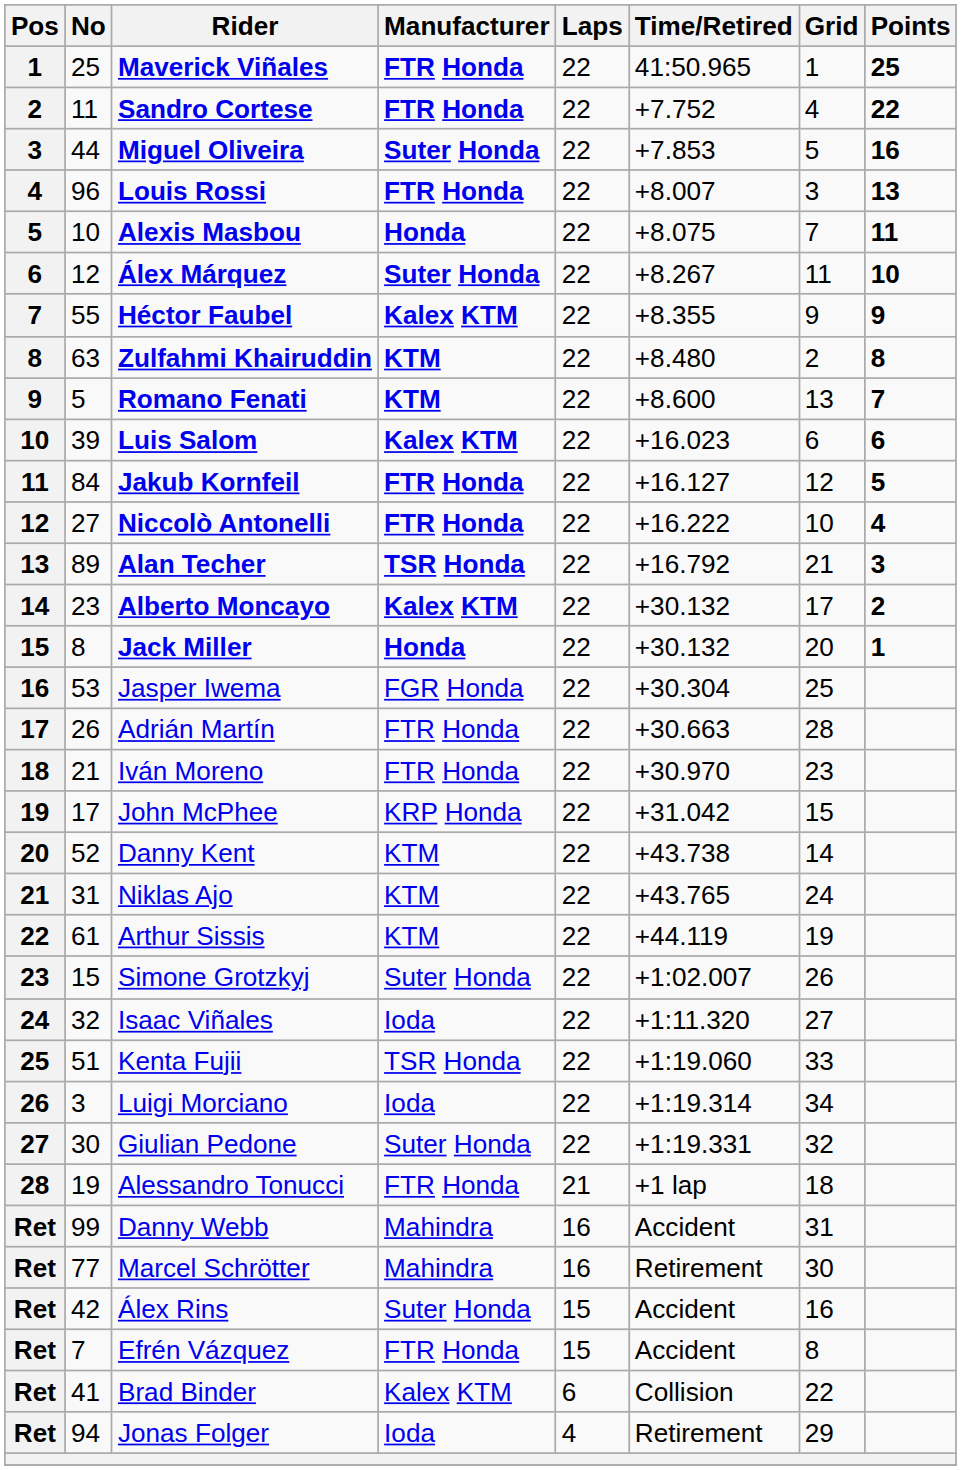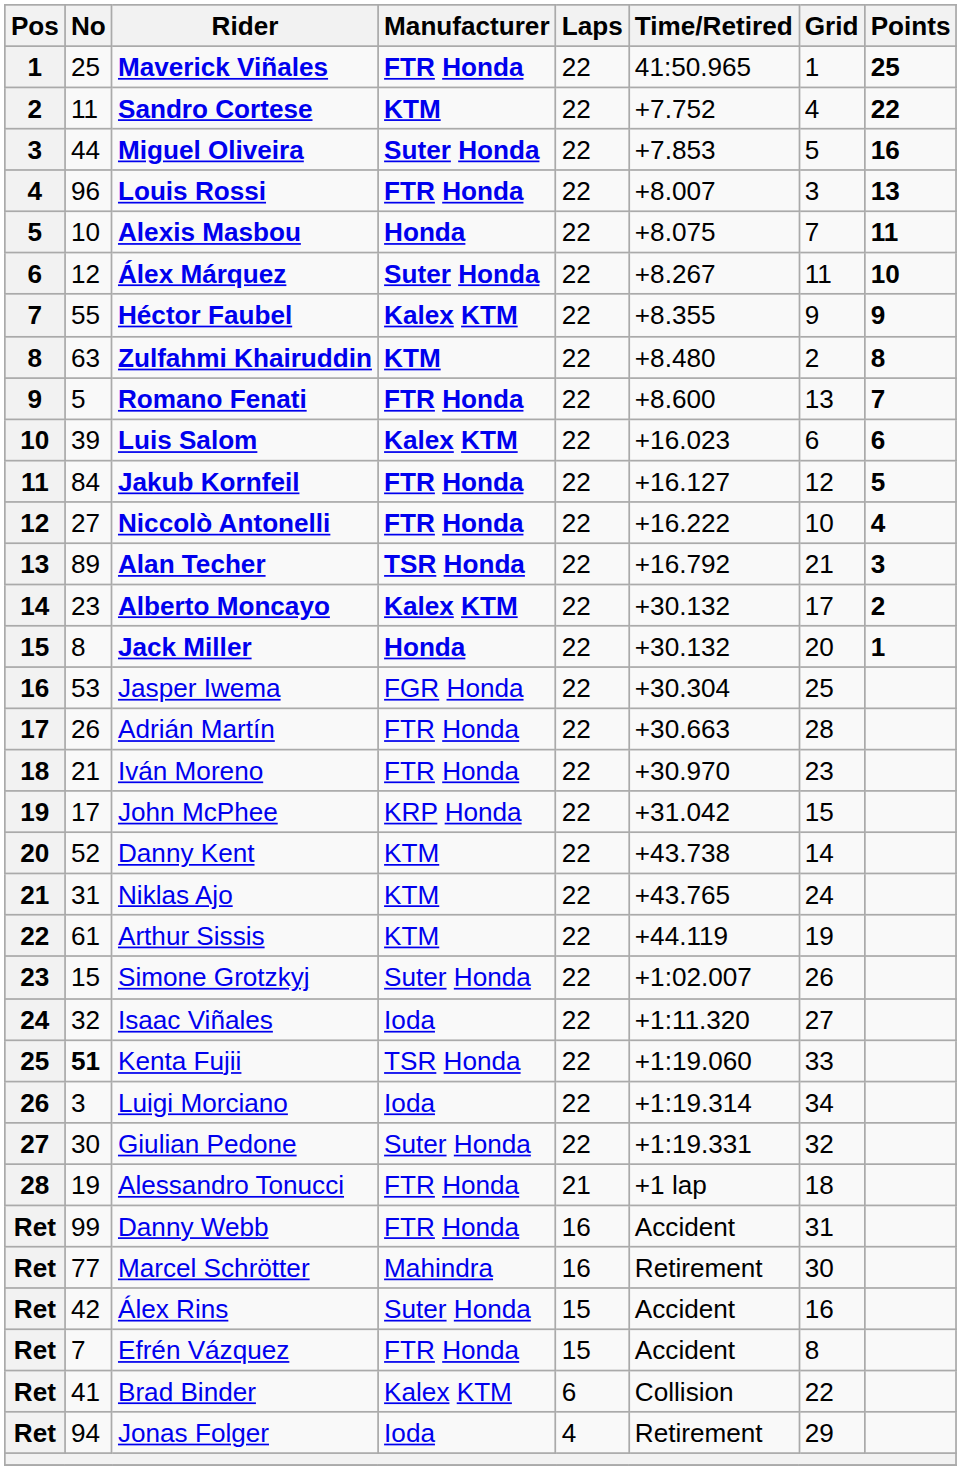(454, 109) FTR Honda -> (412, 109) KTM
(412, 398) KTM -> (454, 398) FTR Honda
(86, 1060) normal -> (86, 1060) bold
(439, 1226) Mahindra -> (452, 1226) FTR Honda
